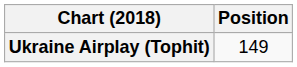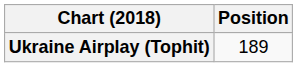(253, 47) 149 -> (253, 47) 189
